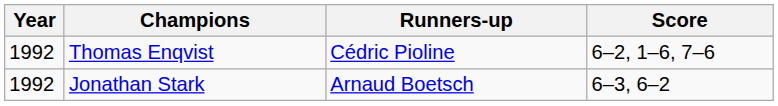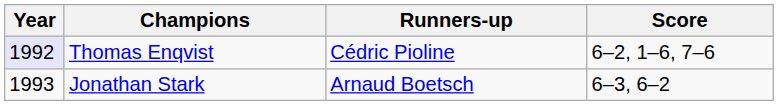(32, 52) no background -> (32, 52) lavender background
(32, 84) 1992 -> (32, 84) 1993
